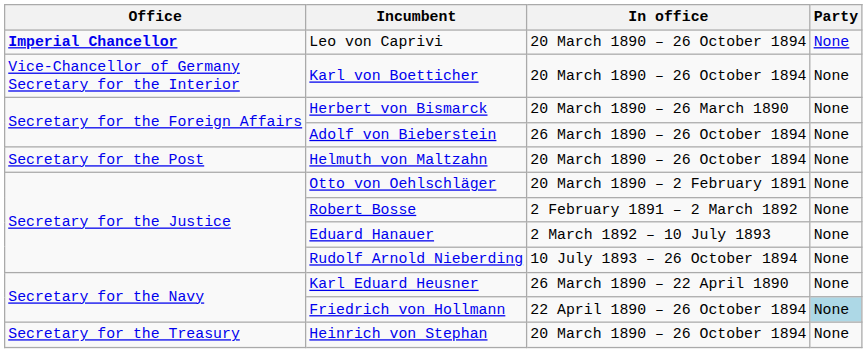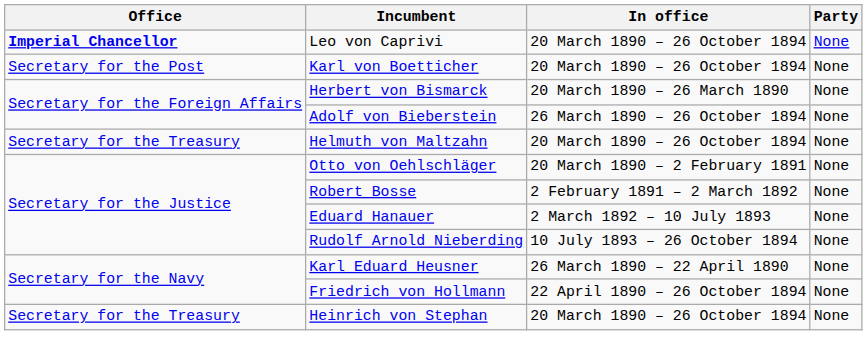(124, 76) Vice-Chancellor of Germany Secretary for the Interior -> (106, 67) Secretary for the Post
(106, 159) Secretary for the Post -> (124, 142) Secretary for the Treasury
(831, 309) lightblue background -> (831, 291) no background
